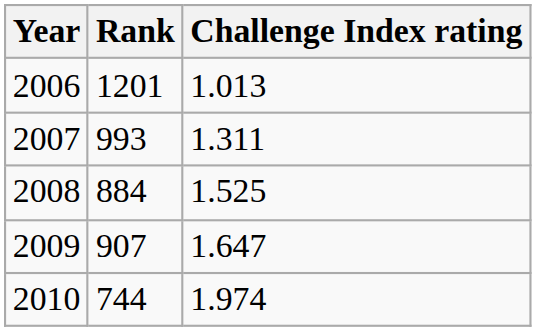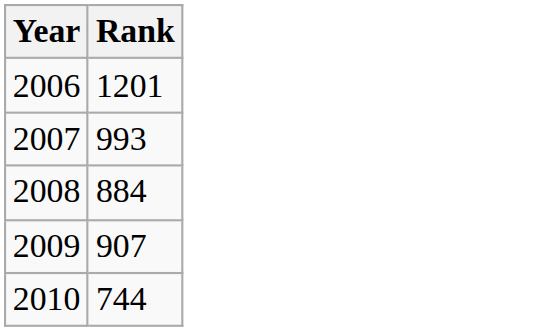- column: (356, 31)
